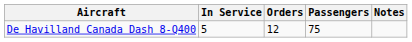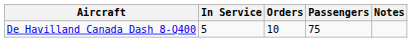(273, 29) 12 -> (273, 29) 10
